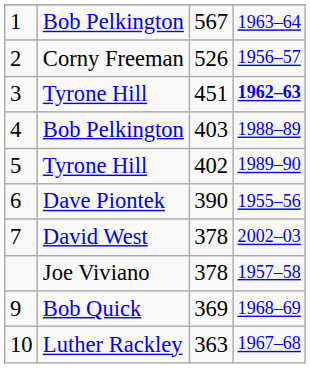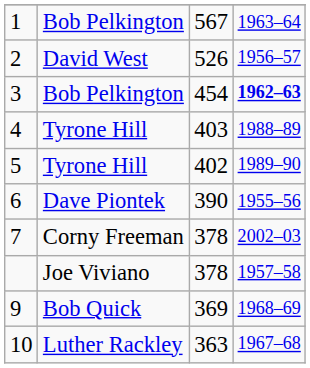(113, 58) Corny Freeman -> (95, 58) David West
(95, 93) Tyrone Hill -> (113, 93) Bob Pelkington
(211, 93) 451 -> (211, 93) 454
(113, 129) Bob Pelkington -> (95, 129) Tyrone Hill
(95, 237) David West -> (113, 237) Corny Freeman
